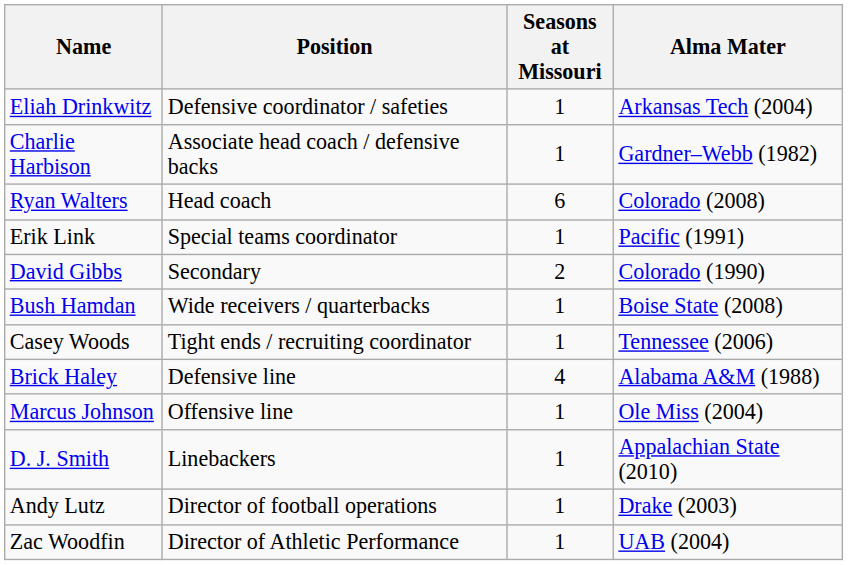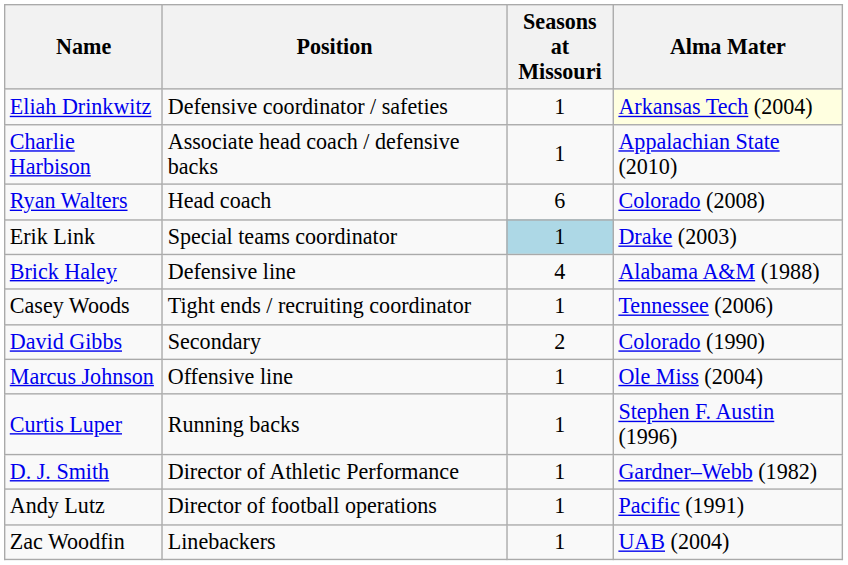(716, 106) no background -> (716, 106) lightyellow background
(718, 154) Gardner–Webb (1982) -> (699, 154) Appalachian State (2010)
(560, 236) no background -> (560, 236) lightblue background
(681, 236) Pacific (1991) -> (678, 236) Drake (2003)
rows swapped: (63, 376) <-> (66, 271)
- row: (73, 306)
+ row: (66, 424)
(222, 459) Linebackers -> (313, 471) Director of Athletic Performance
(699, 459) Appalachian State (2010) -> (718, 471) Gardner–Webb (1982)
(678, 506) Drake (2003) -> (681, 506) Pacific (1991)
(313, 541) Director of Athletic Performance -> (222, 541) Linebackers
